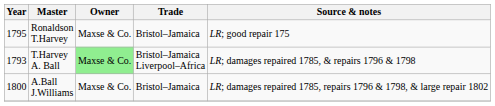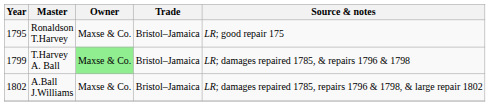(17, 60) 1793 -> (17, 60) 1799
(170, 60) Bristol–Jamaica Liverpool–Africa -> (168, 60) Bristol–Jamaica
(17, 87) 1800 -> (17, 87) 1802
